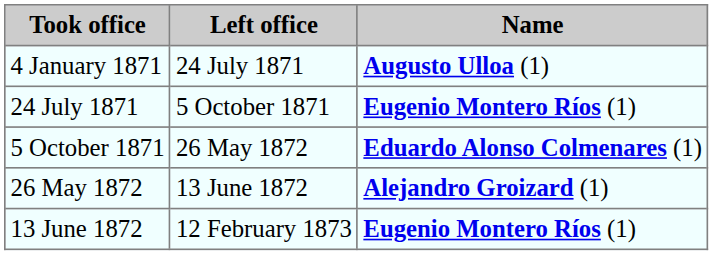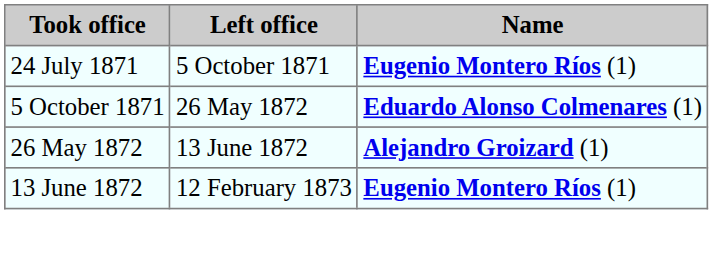- row: (86, 65)
